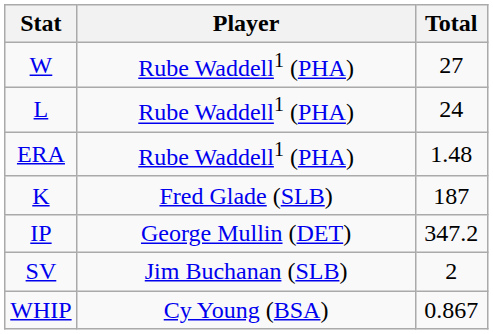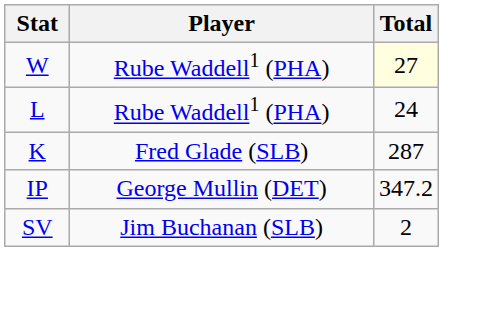(451, 64) no background -> (406, 64) lightyellow background
- row: (41, 153)
(451, 195) 187 -> (406, 150) 287
- row: (41, 309)
